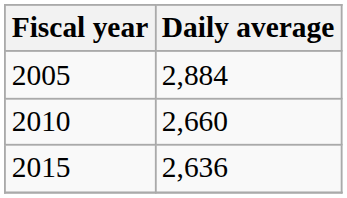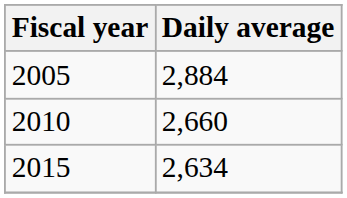(195, 167) 2,636 -> (195, 167) 2,634
